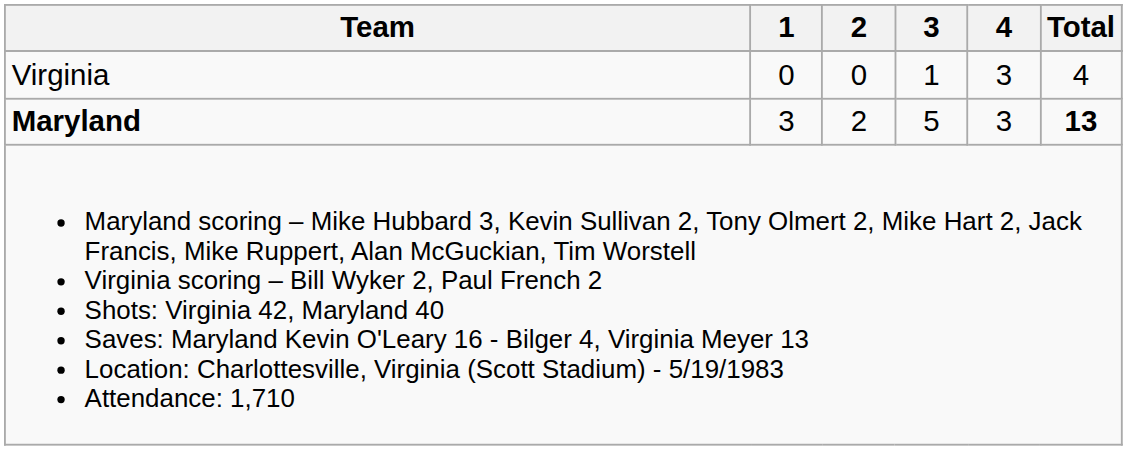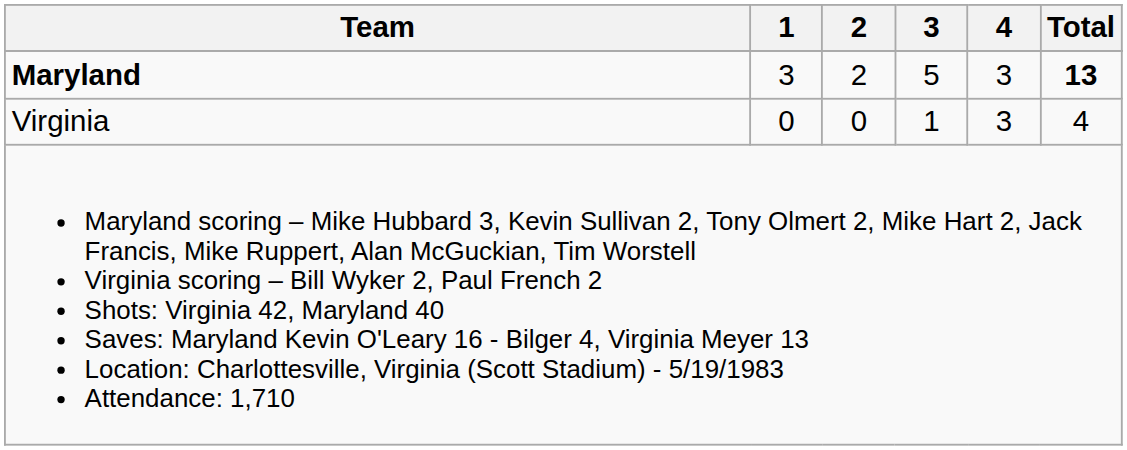rows swapped: (76, 121) <-> (61, 74)
